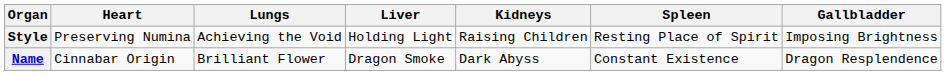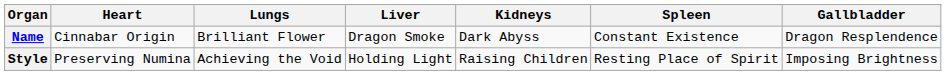rows swapped: (28, 59) <-> (28, 37)
